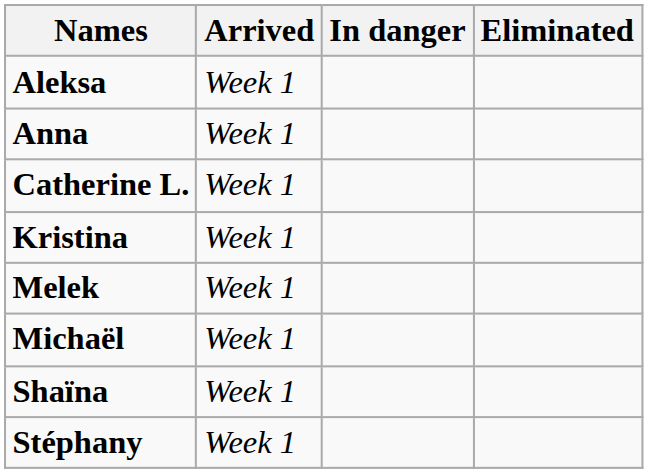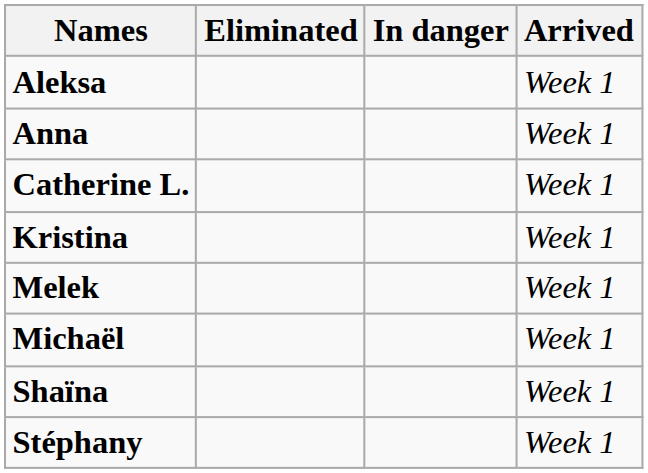columns swapped: (259, 30) <-> (557, 30)
